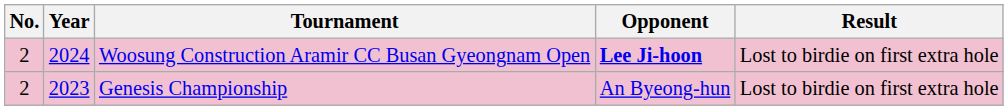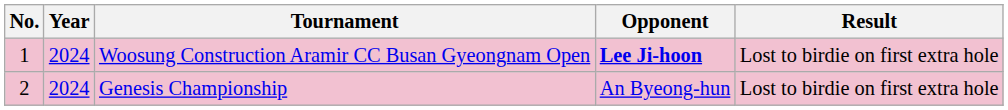(24, 55) 2 -> (24, 55) 1
(69, 88) 2023 -> (69, 88) 2024
